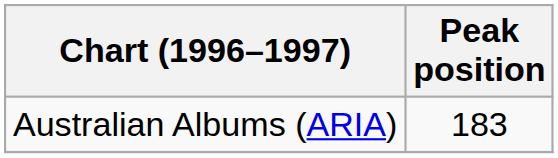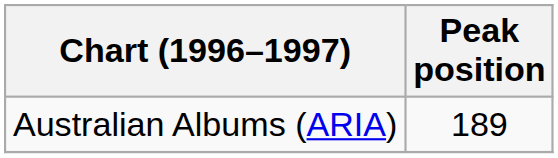(479, 123) 183 -> (479, 123) 189
